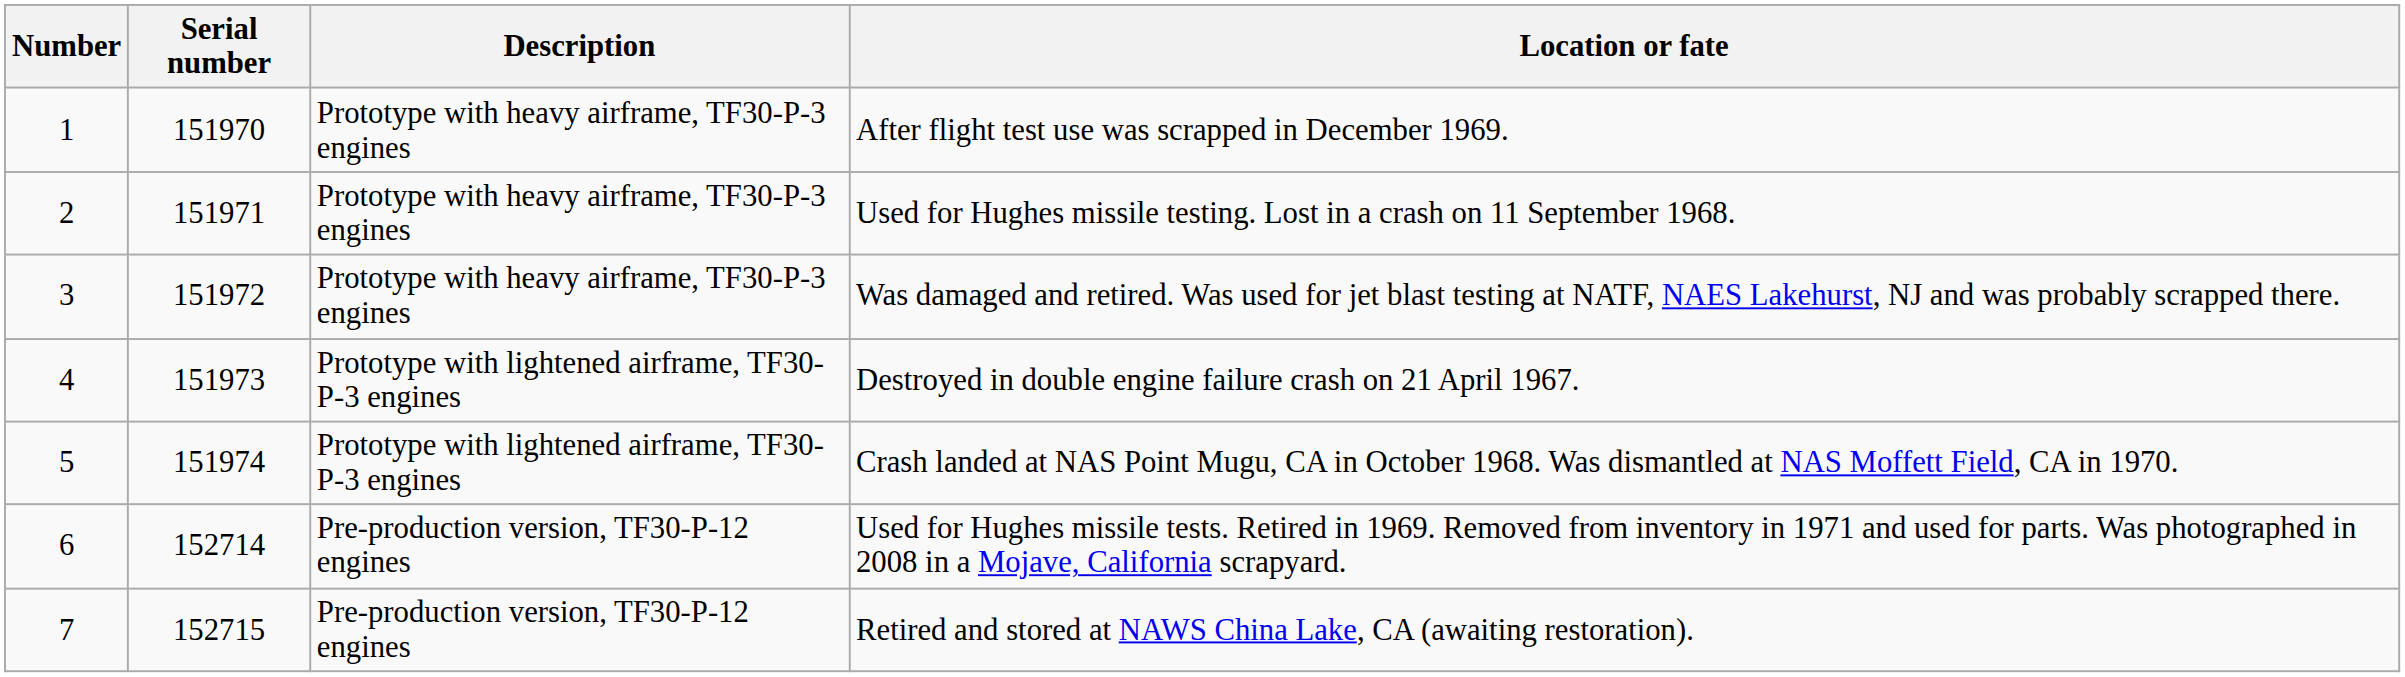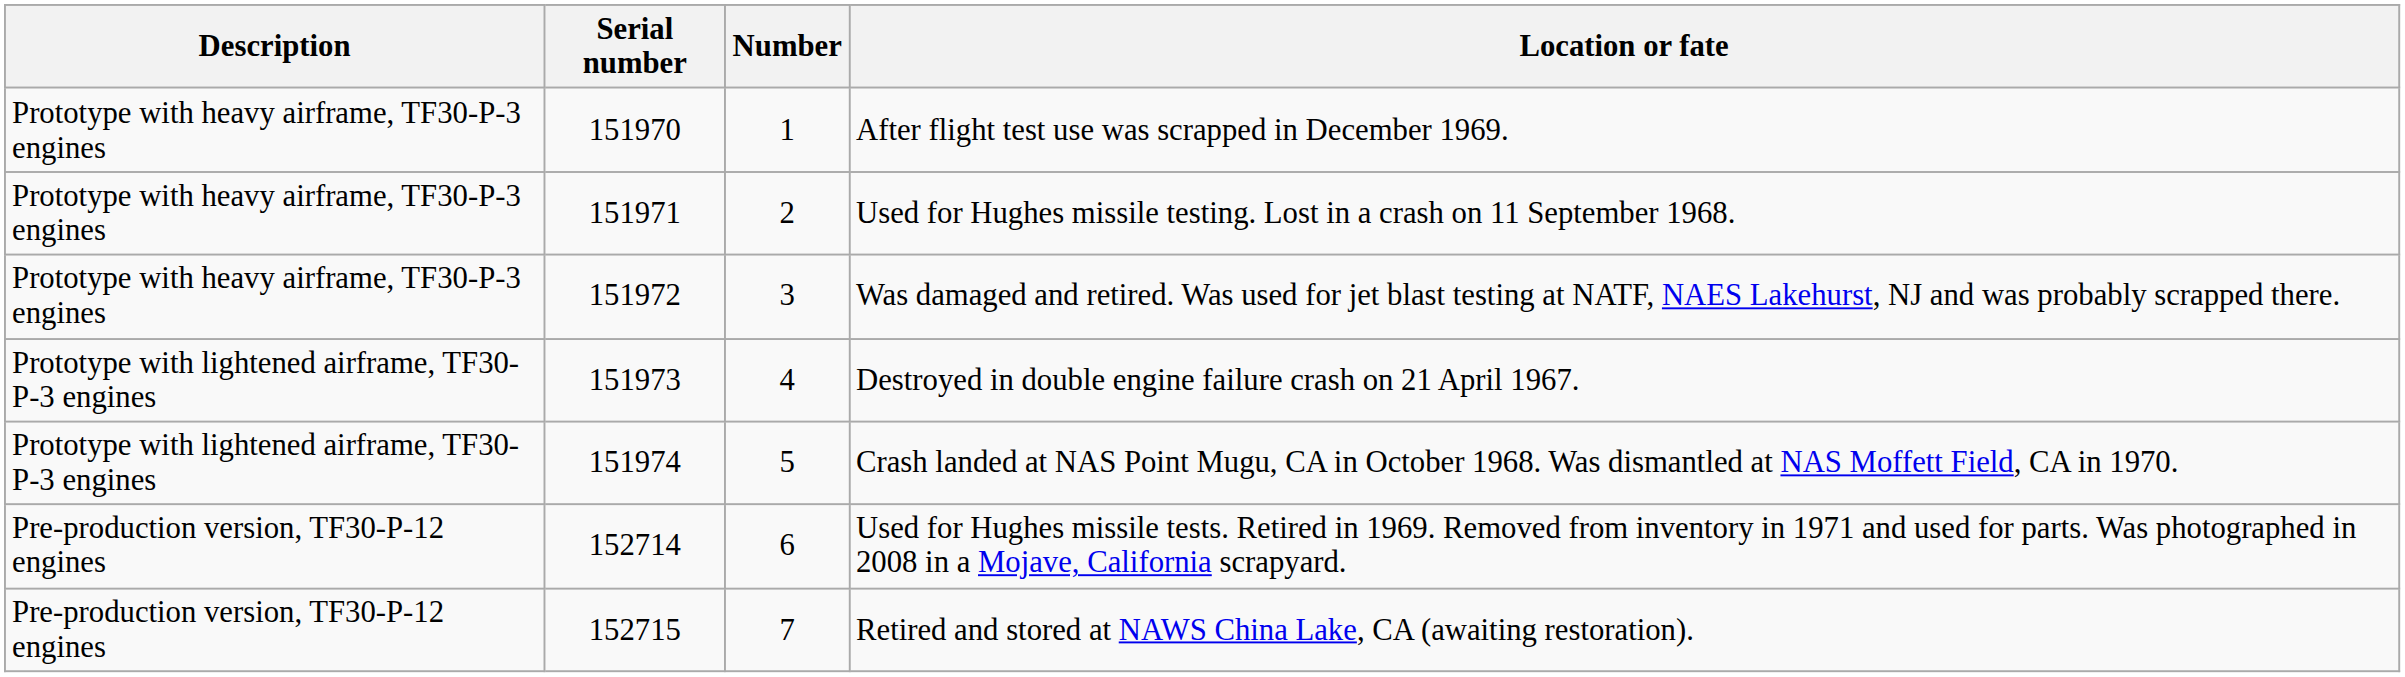columns swapped: (67, 46) <-> (579, 46)
